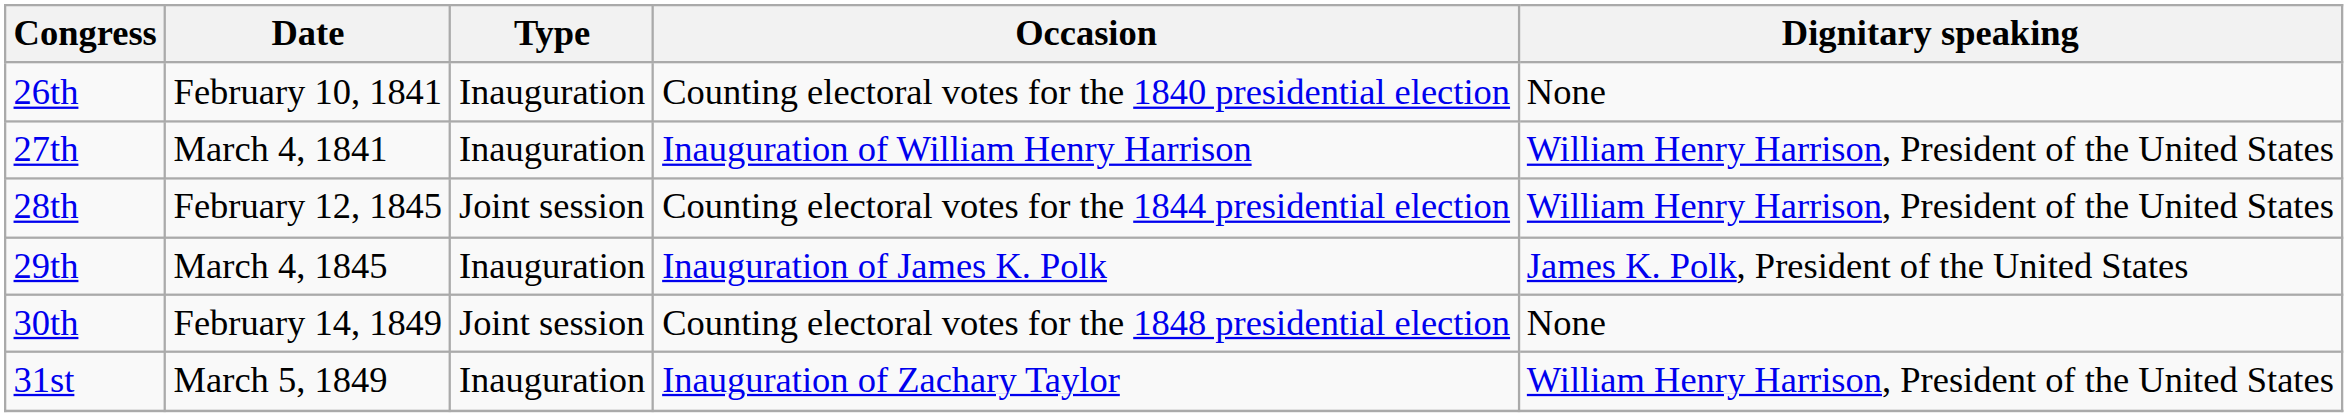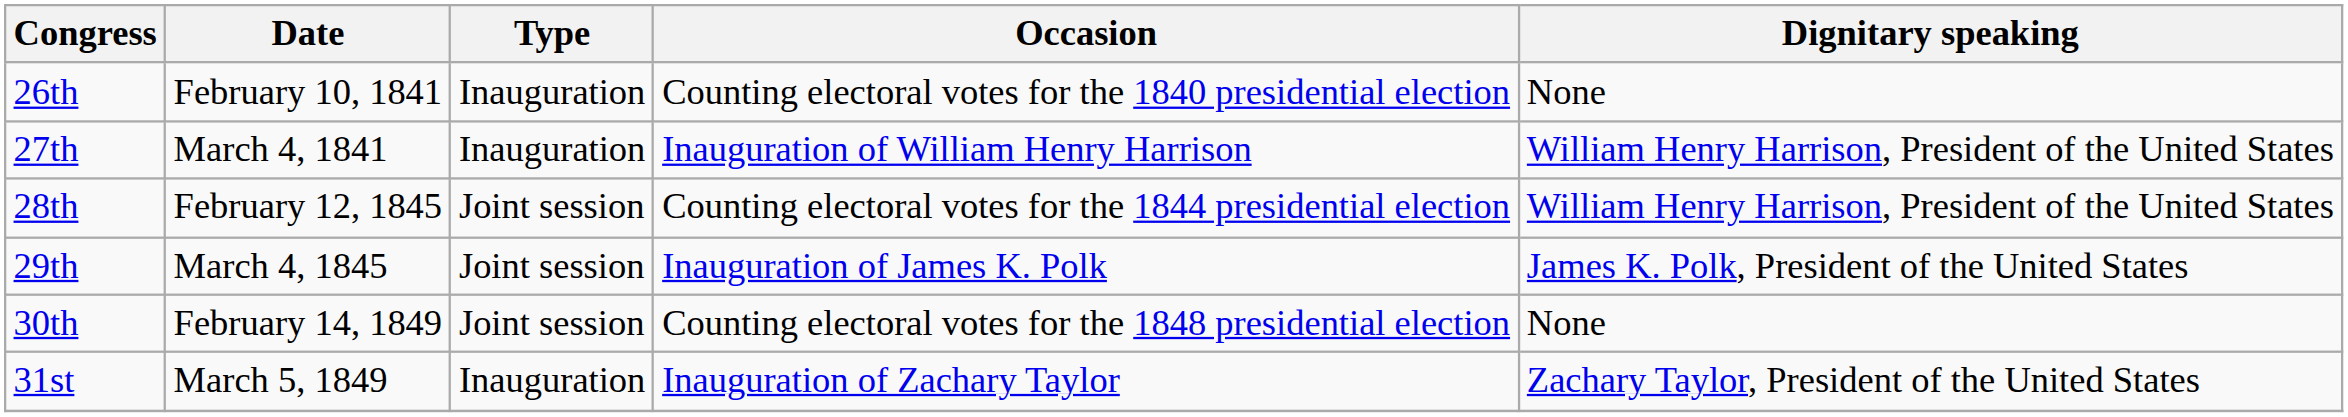(552, 264) Inauguration -> (552, 264) Joint session
(1930, 380) William Henry Harrison, President of the United States -> (1863, 380) Zachary Taylor, President of the United States
